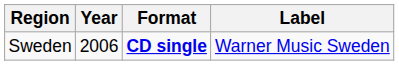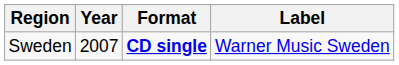(99, 45) 2006 -> (99, 45) 2007
